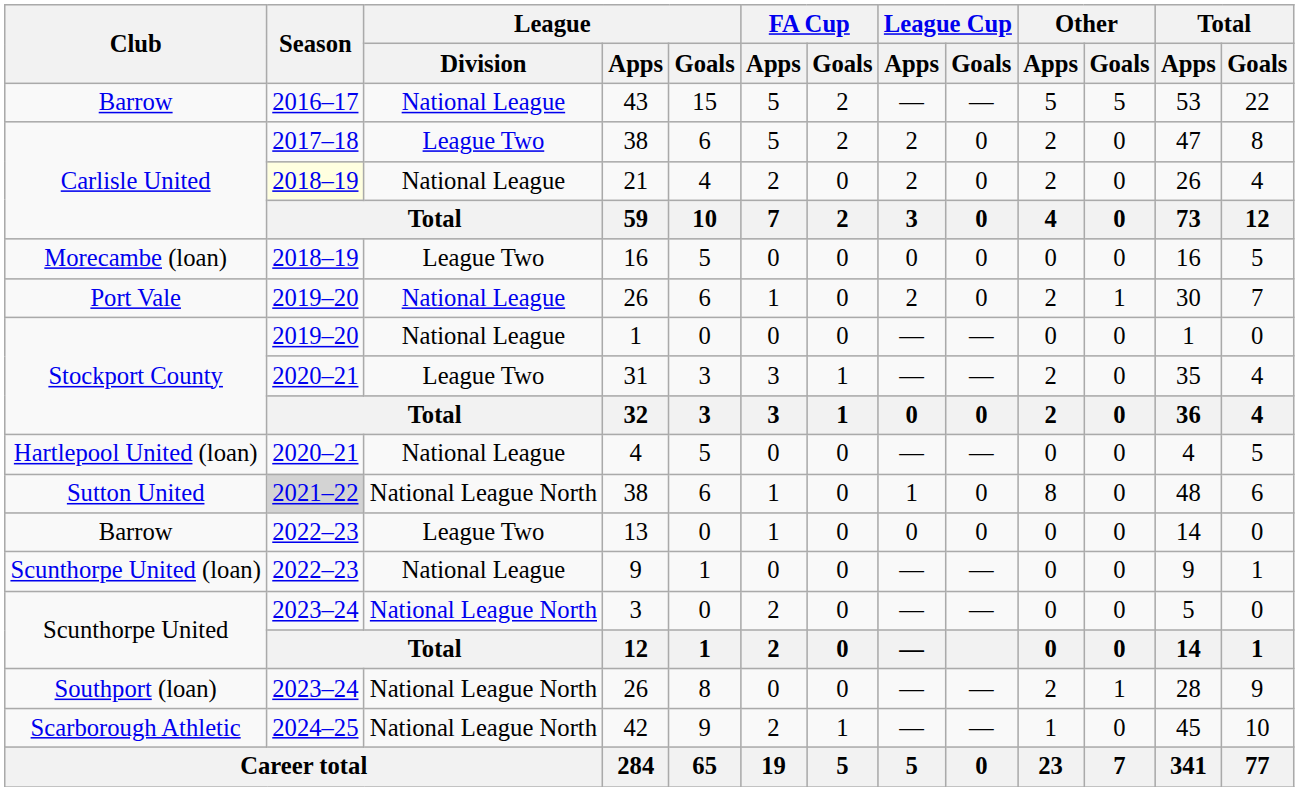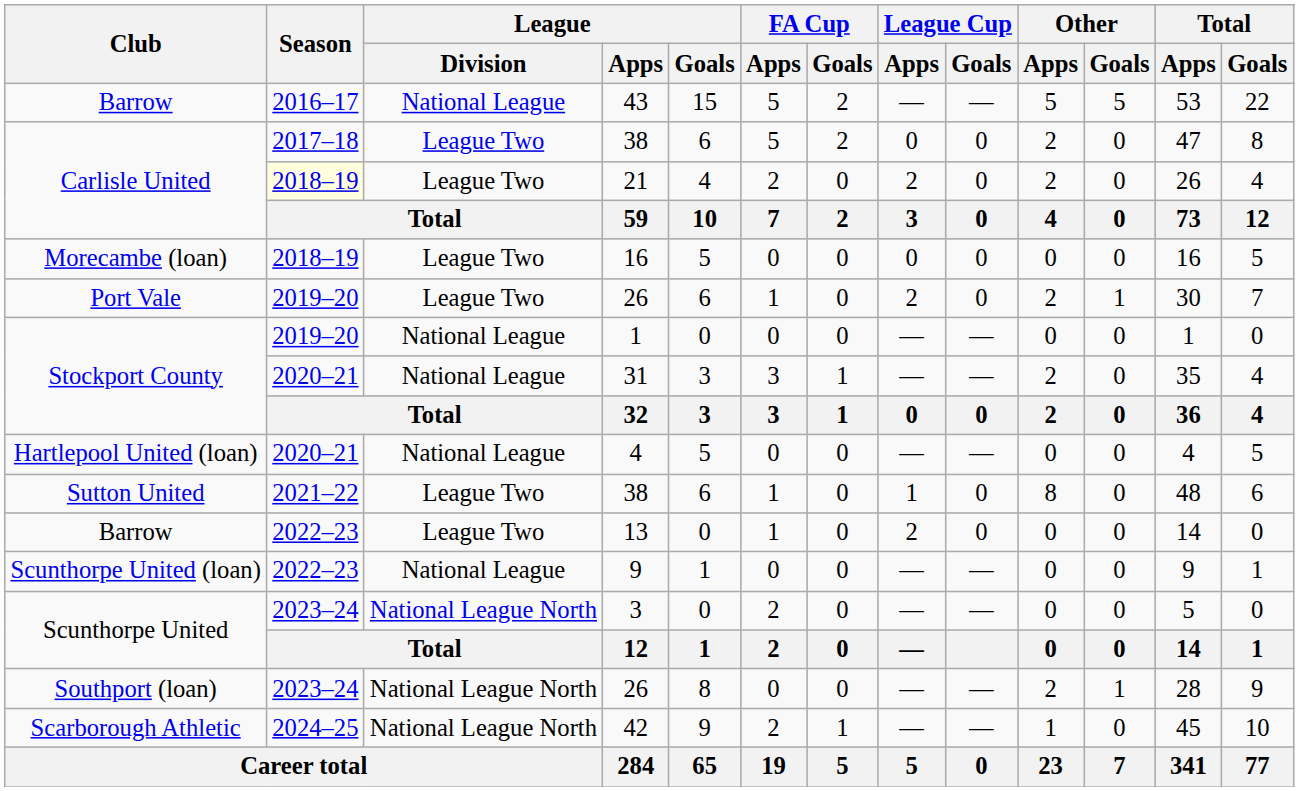(912, 141) 2 -> (912, 141) 0
(483, 180) National League -> (483, 180) League Two
(483, 297) National League -> (483, 297) League Two
(483, 375) League Two -> (483, 375) National League
(315, 492) lightgrey background -> (315, 492) no background
(483, 492) National League North -> (483, 492) League Two
(912, 532) 0 -> (912, 532) 2
